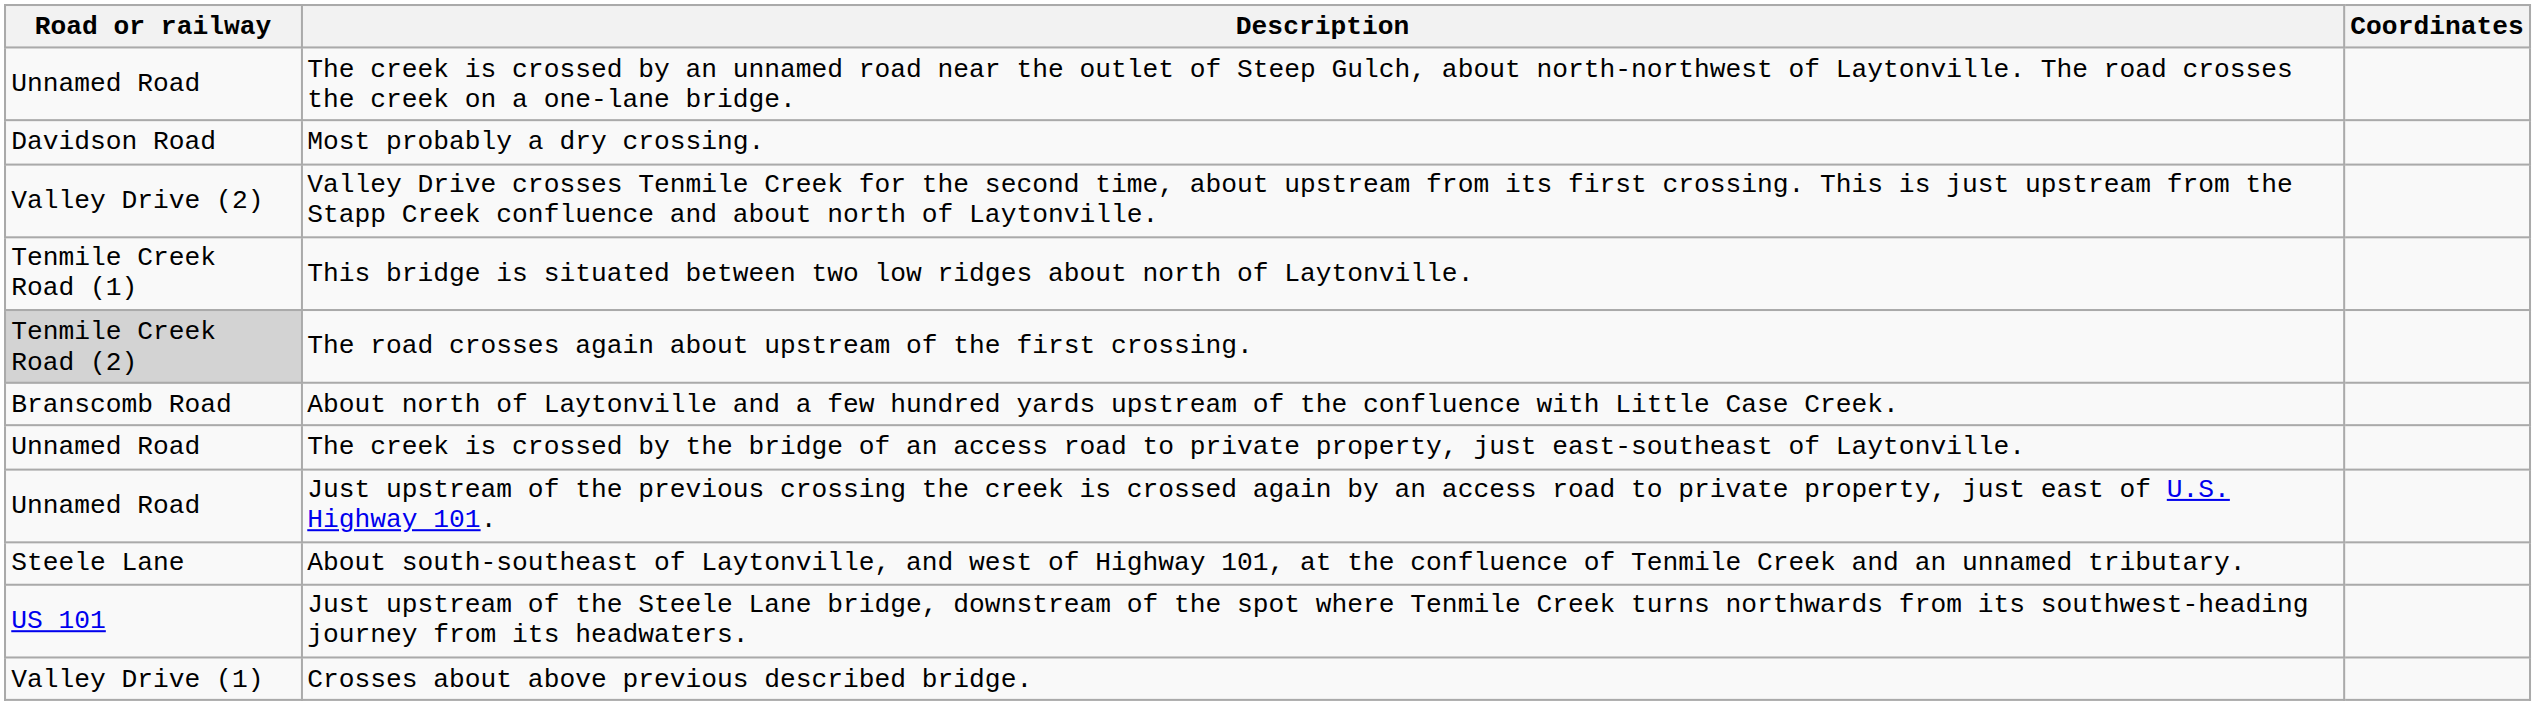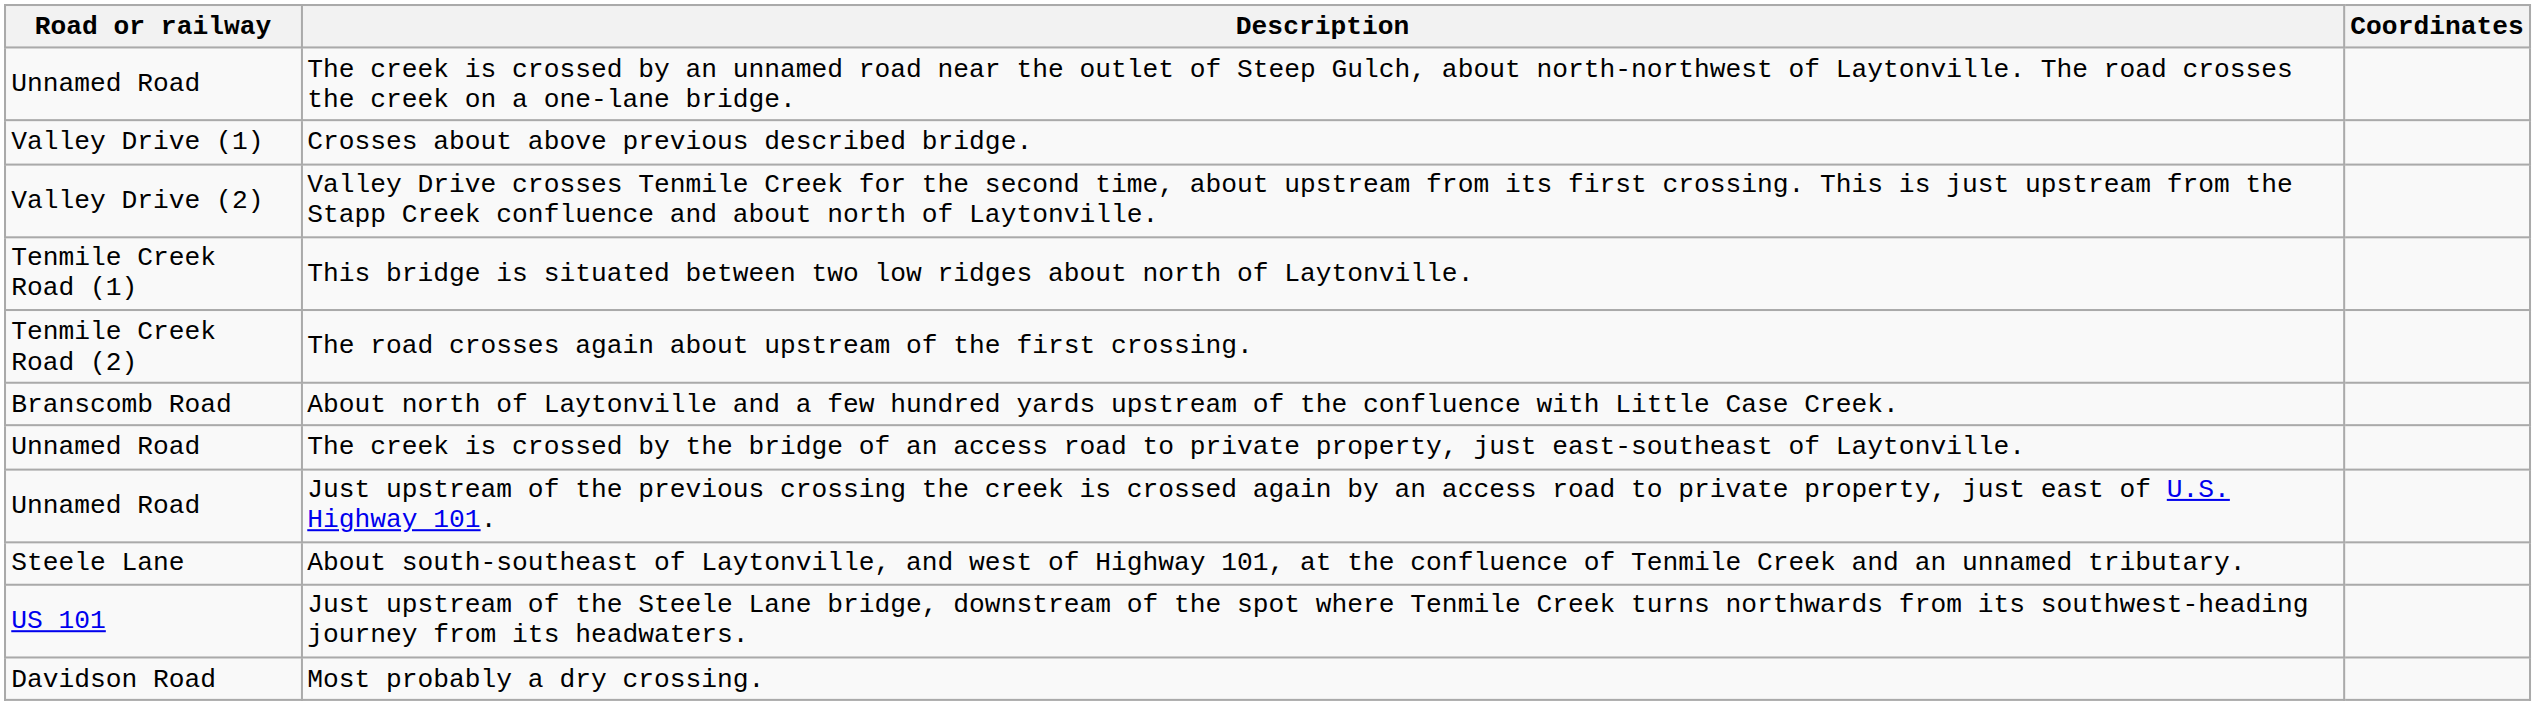rows swapped: (670, 679) <-> (536, 142)
(114, 346) lightgrey background -> (114, 346) no background
